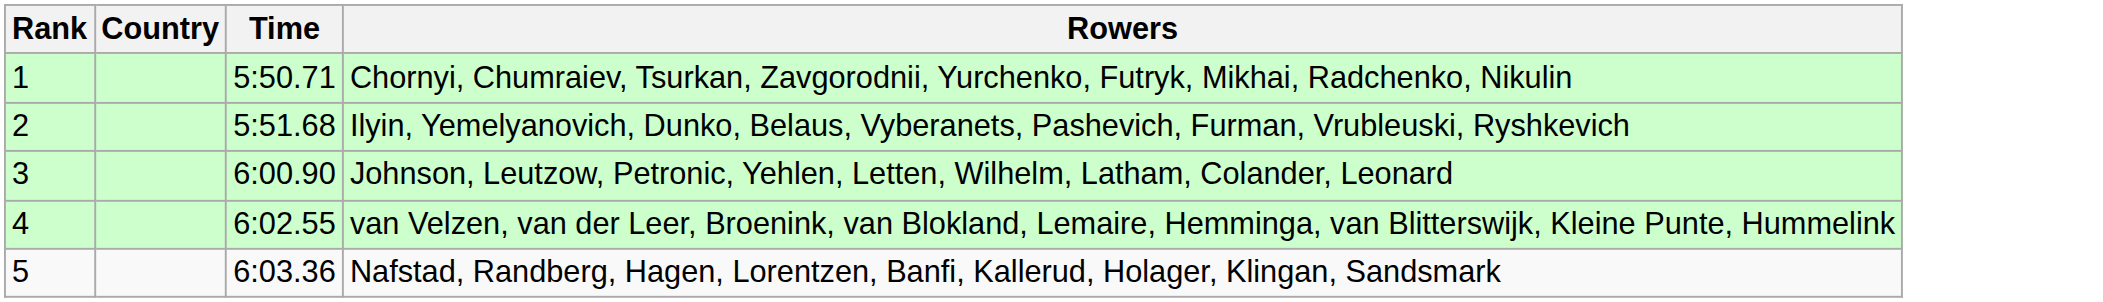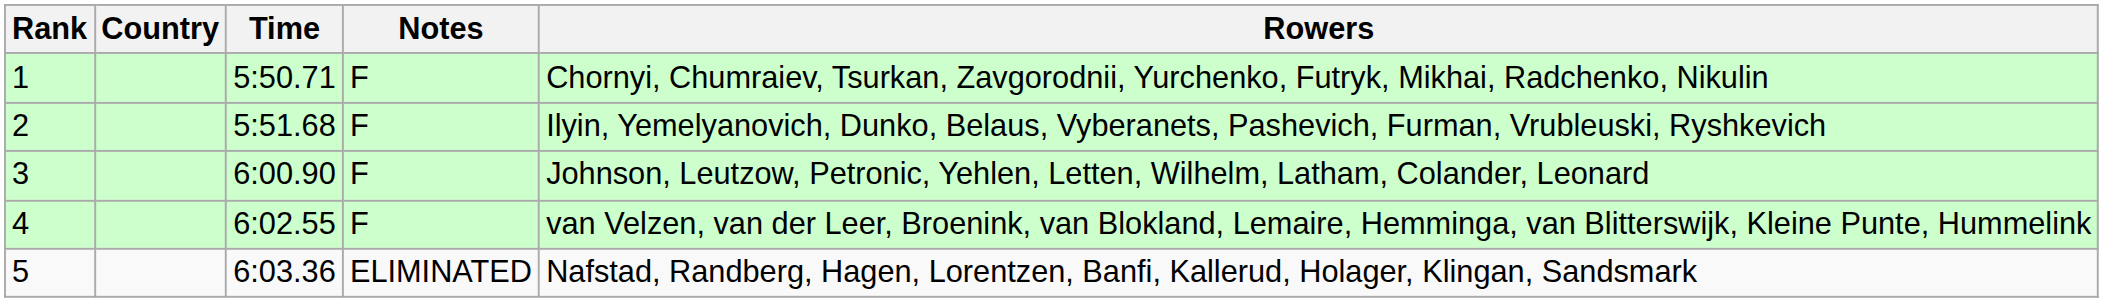+ column: (441, 28)
